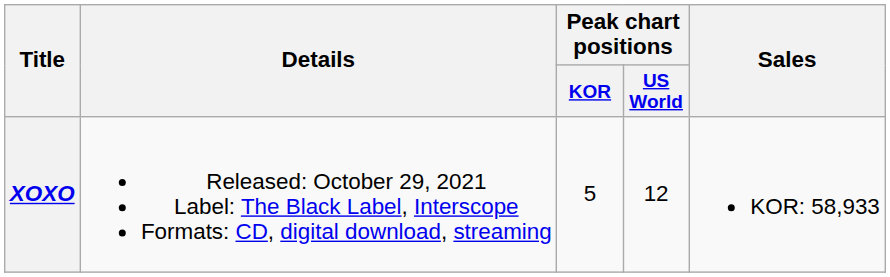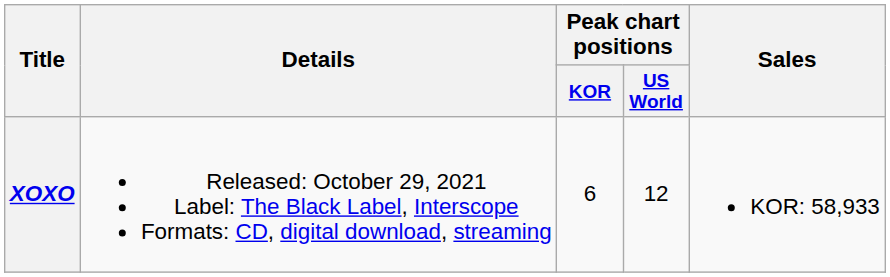(590, 194) 5 -> (590, 194) 6
